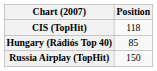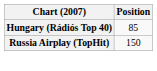- row: (59, 27)
